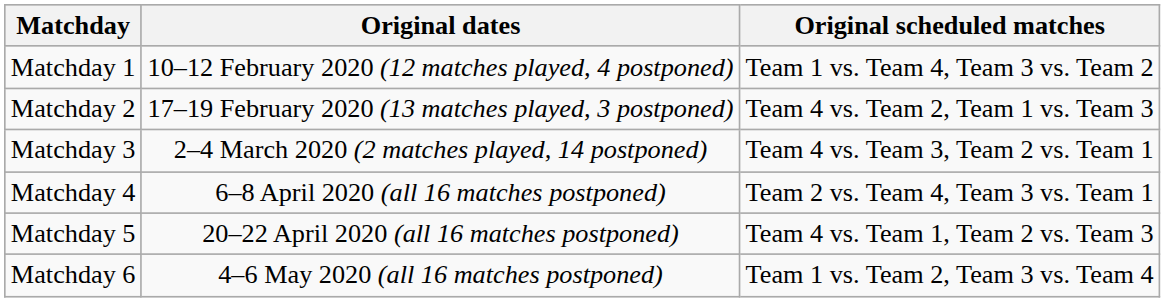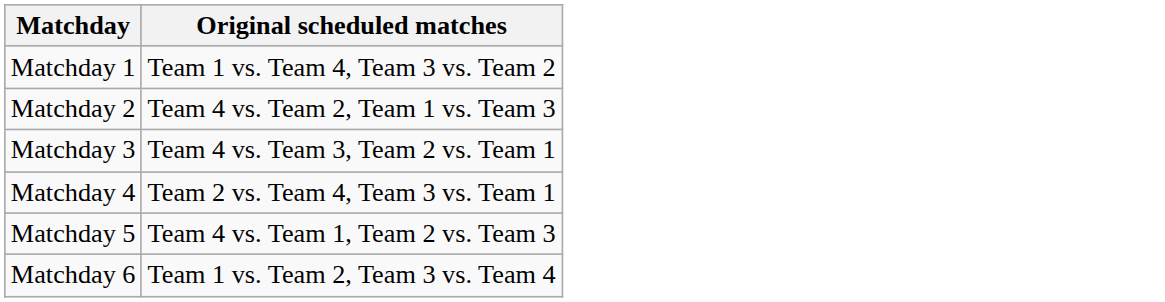- column: (441, 25)
